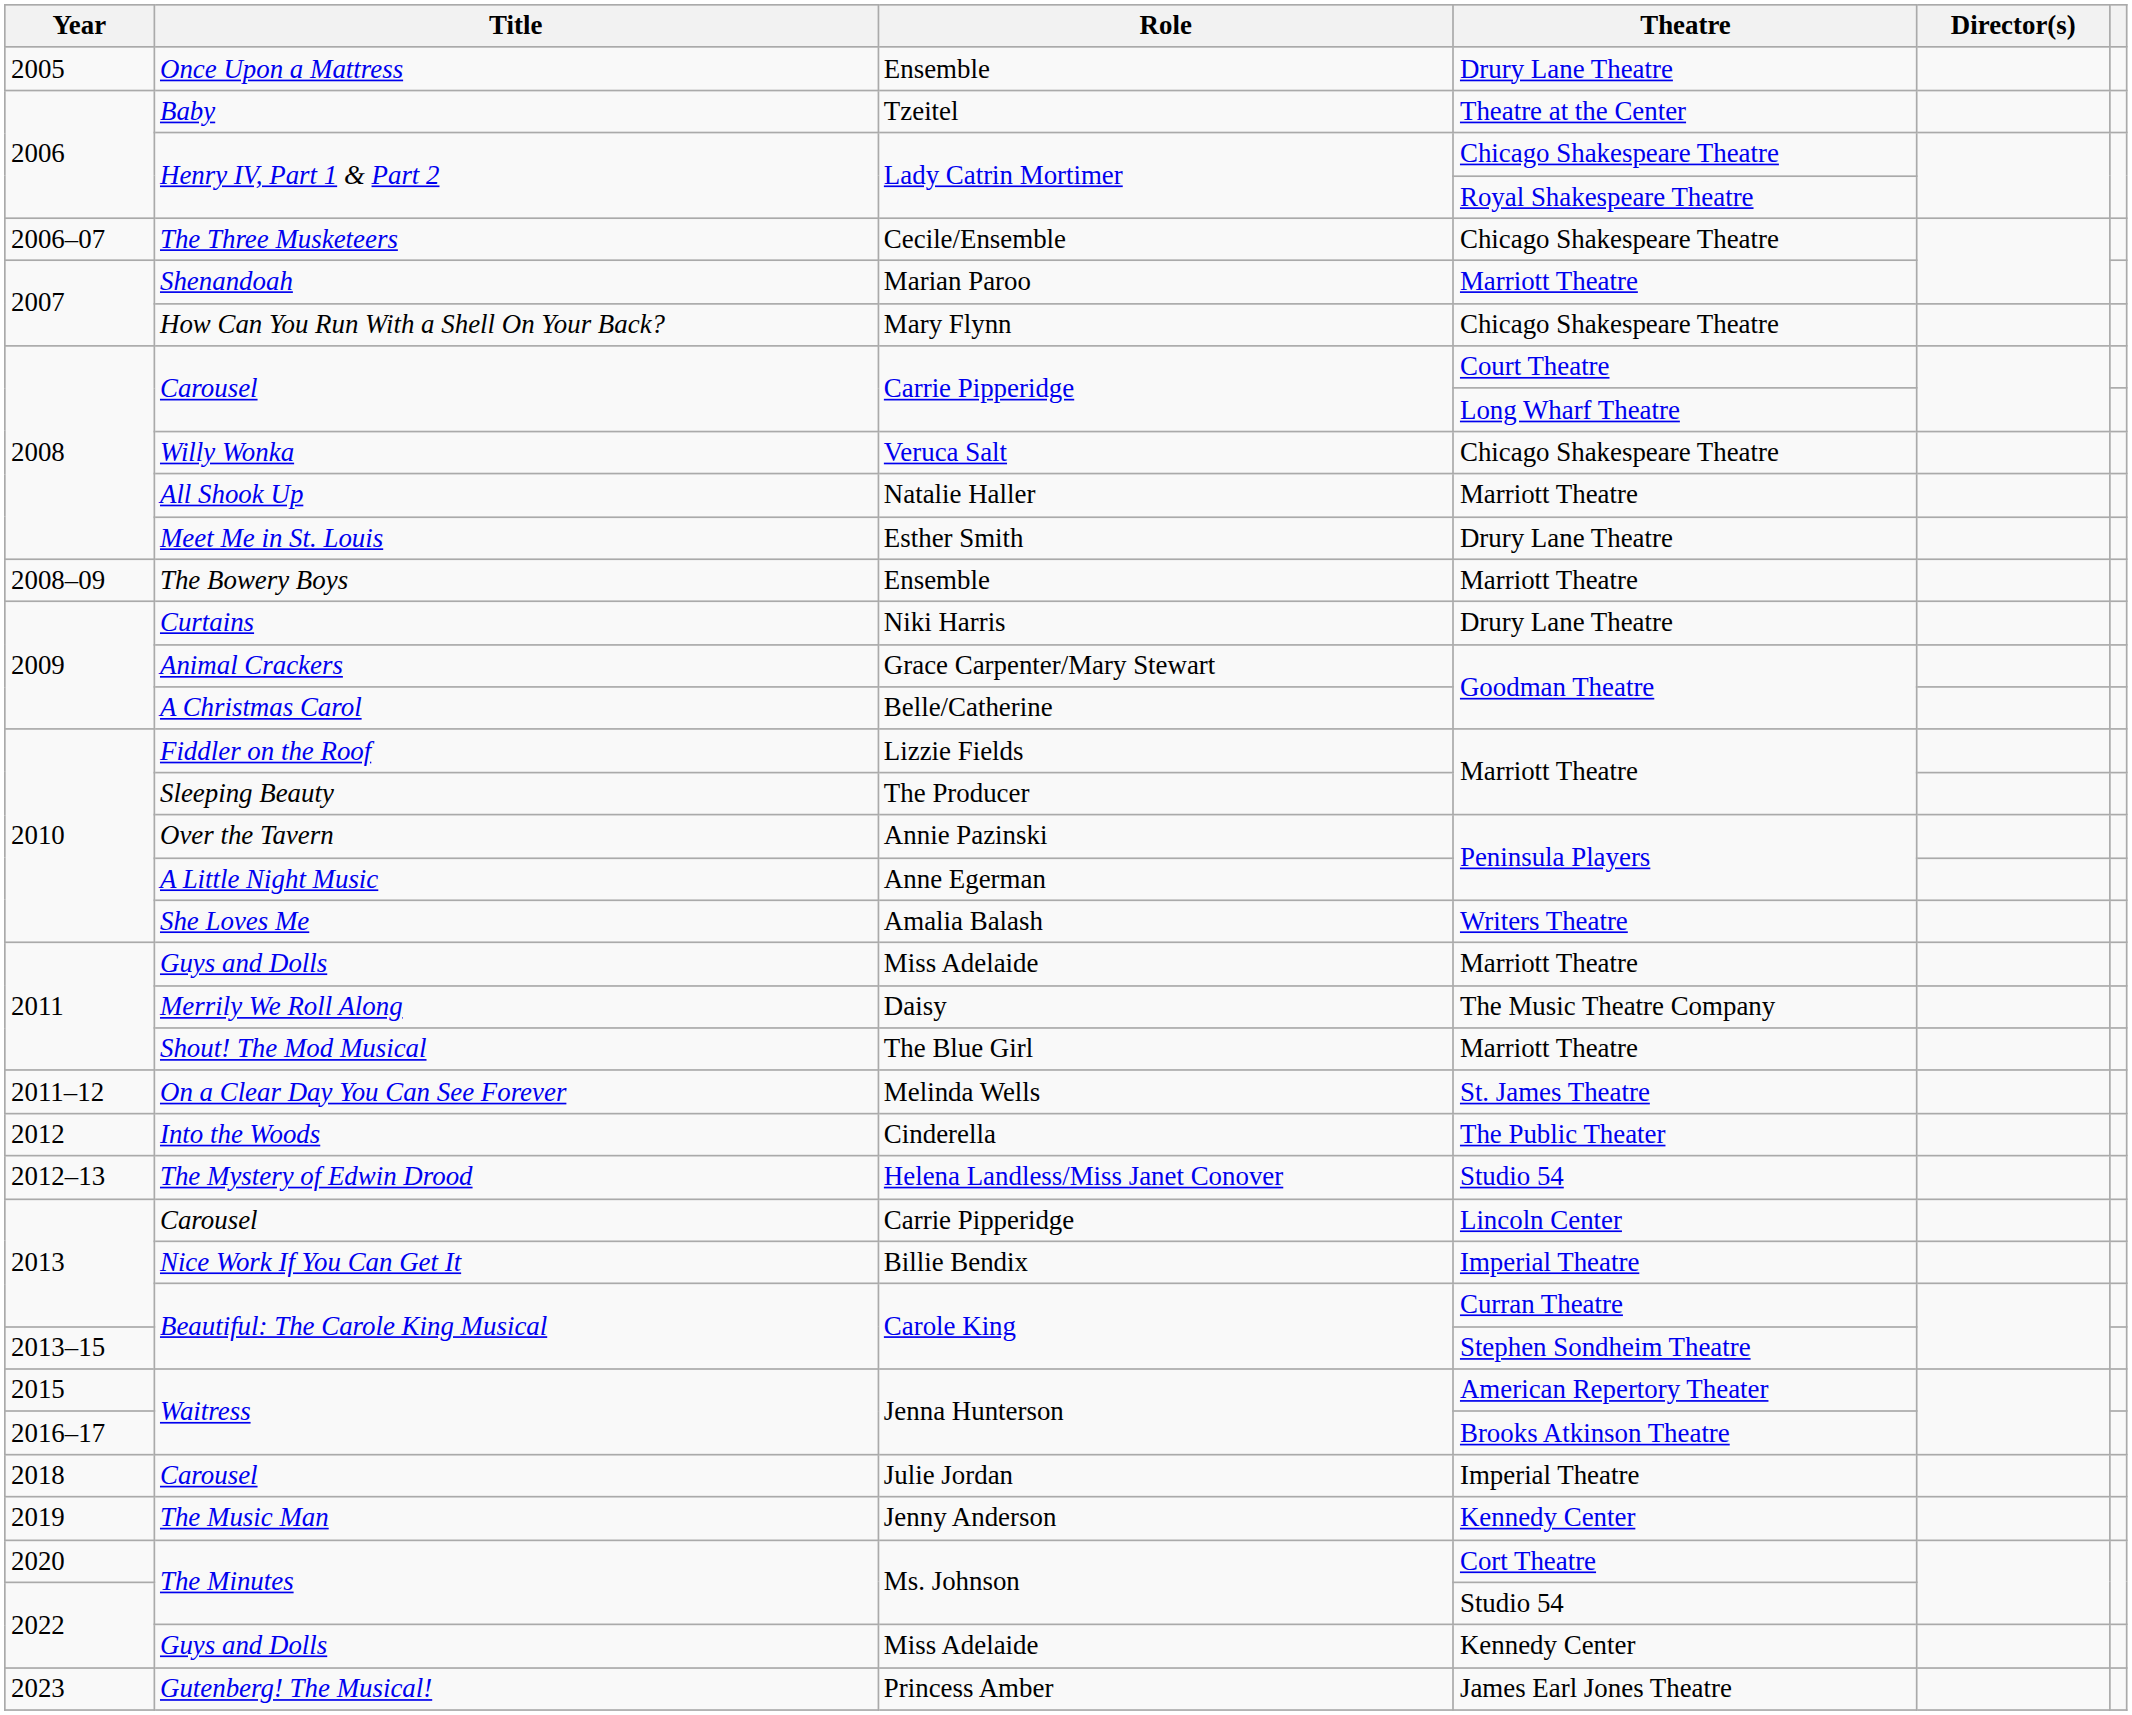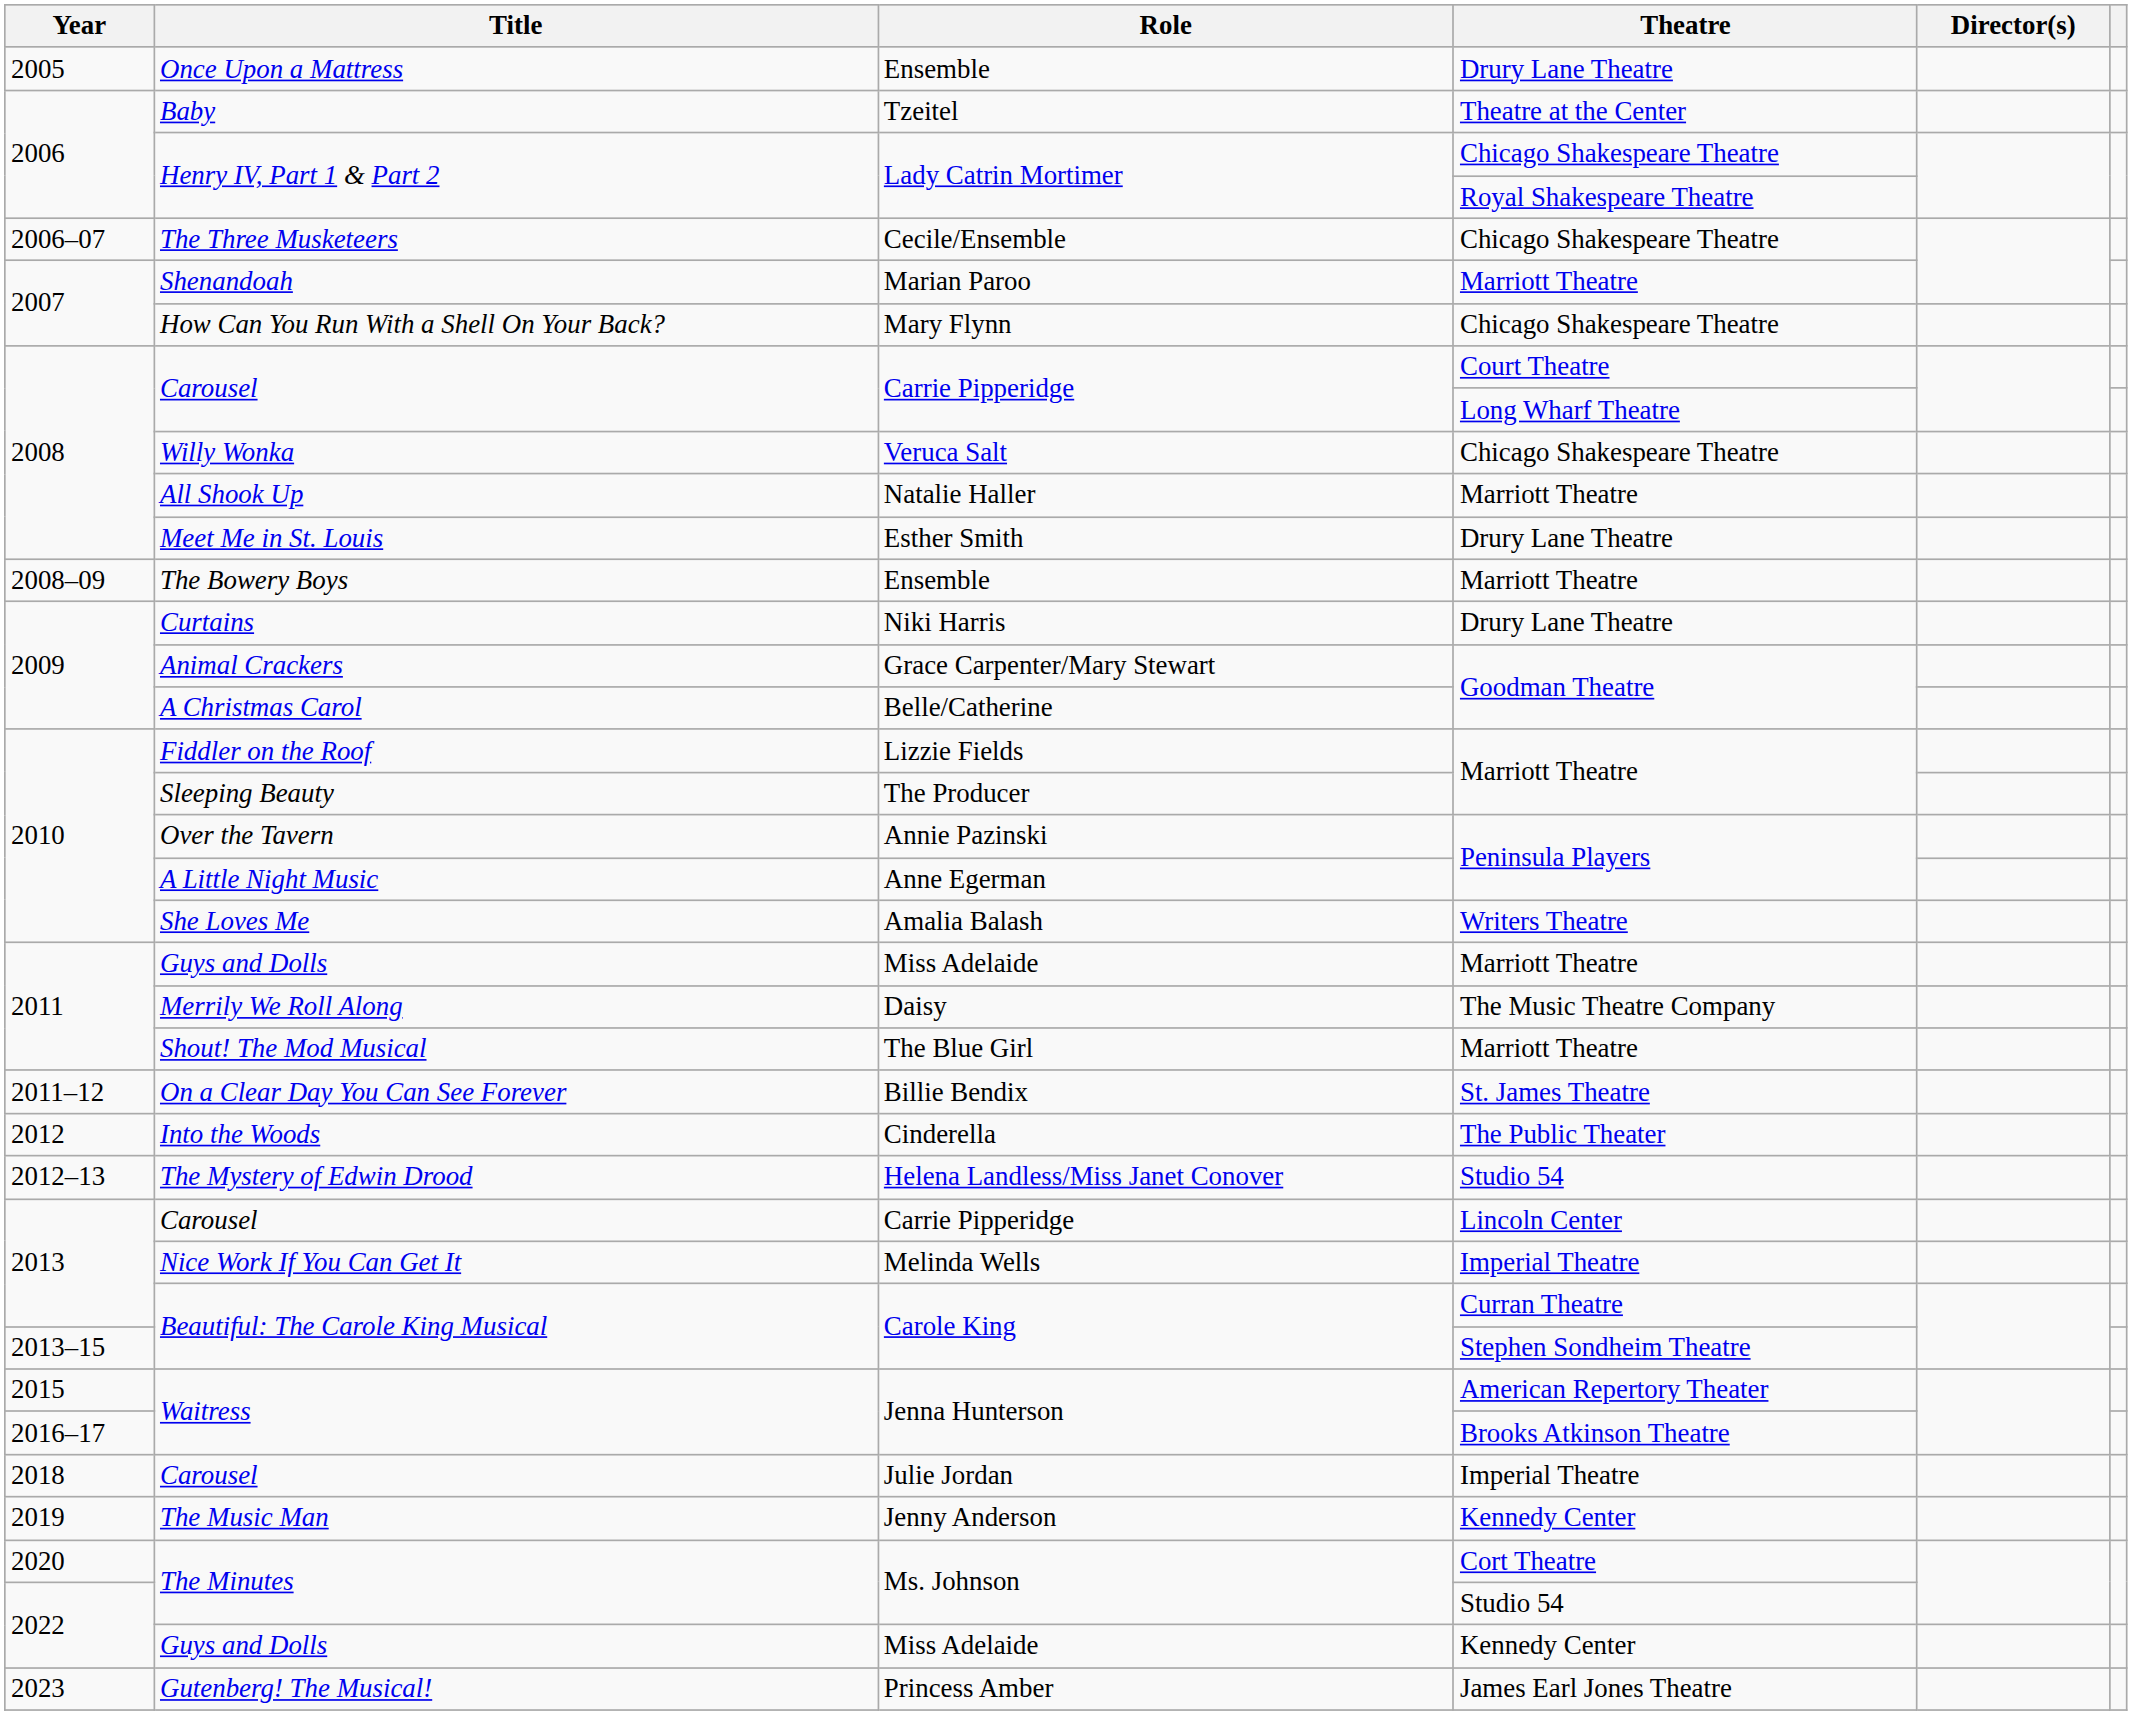(962, 1091) Melinda Wells -> (956, 1091) Billie Bendix
(956, 1262) Billie Bendix -> (962, 1262) Melinda Wells
